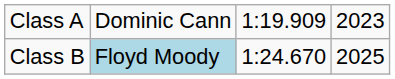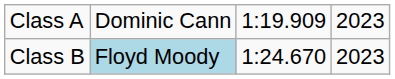(360, 56) 2025 -> (360, 56) 2023
